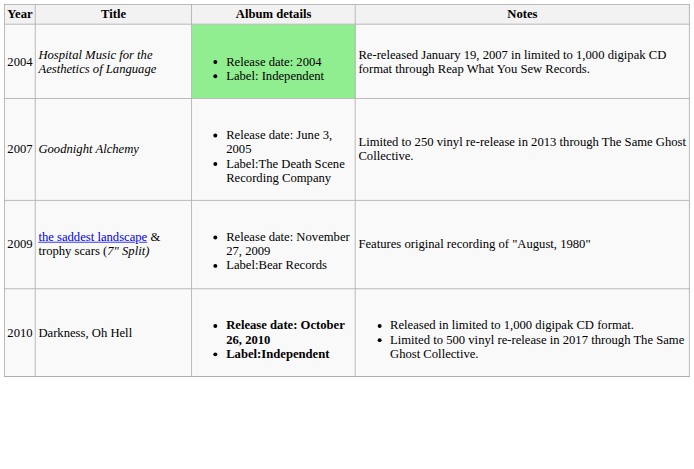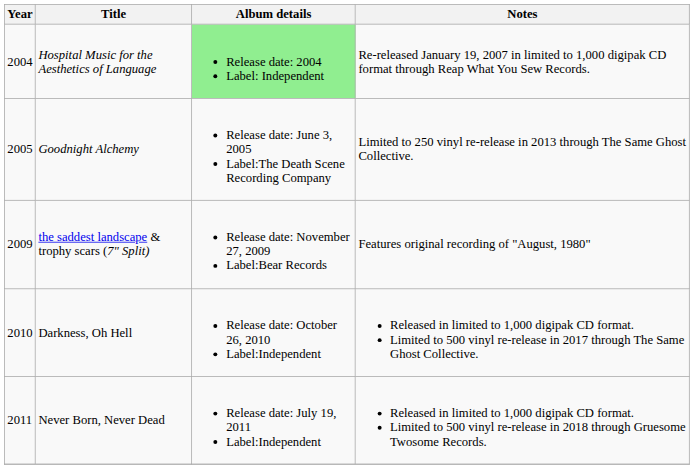(20, 149) 2007 -> (20, 149) 2005
(274, 340) bold -> (274, 340) normal
+ row: (102, 420)
